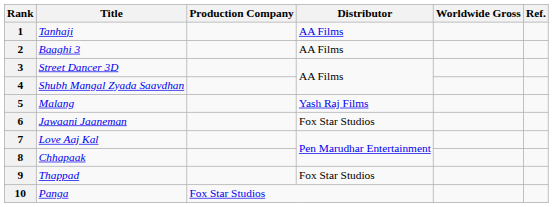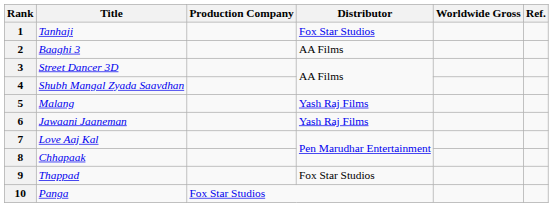(321, 31) AA Films -> (337, 31) Fox Star Studios
(337, 121) Fox Star Studios -> (334, 121) Yash Raj Films
